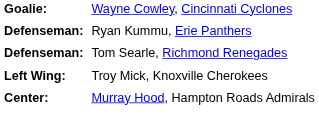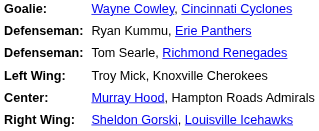+ row: (192, 119)
